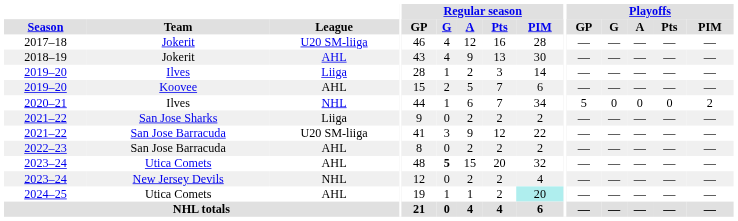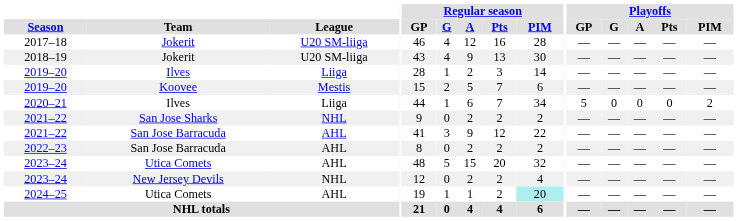(334, 57) AHL -> (334, 57) U20 SM-liiga
(334, 87) AHL -> (334, 87) Mestis
(334, 102) NHL -> (334, 102) Liiga
(334, 118) Liiga -> (334, 118) NHL
(334, 133) U20 SM-liiga -> (334, 133) AHL
(447, 163) bold -> (447, 163) normal
